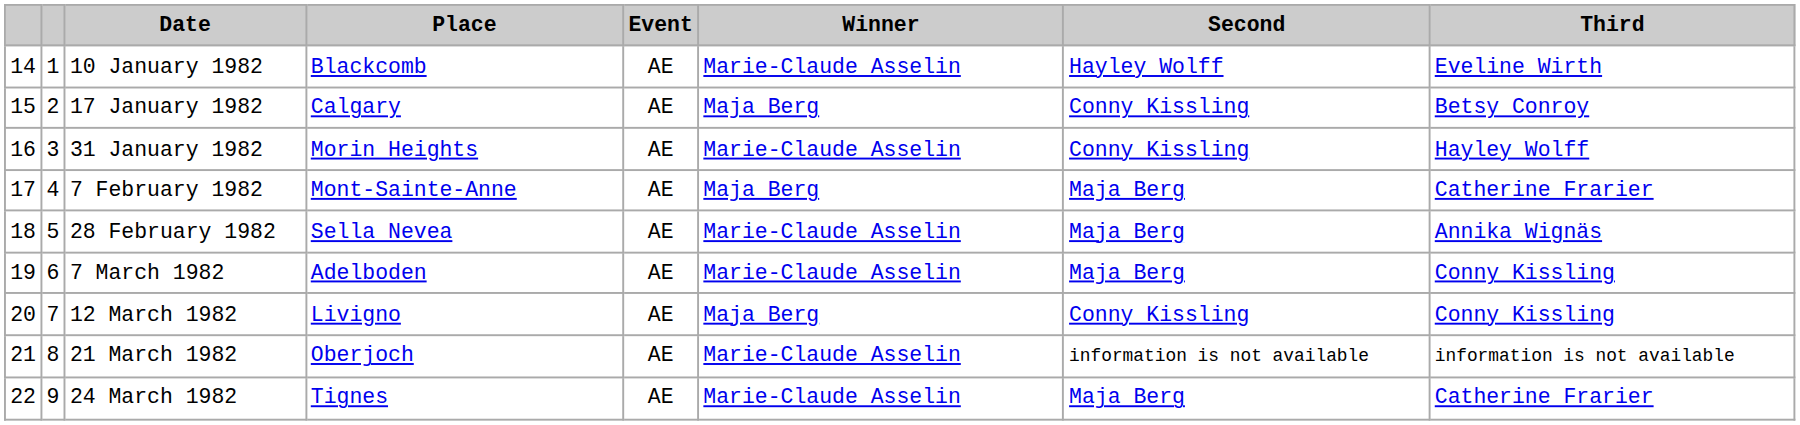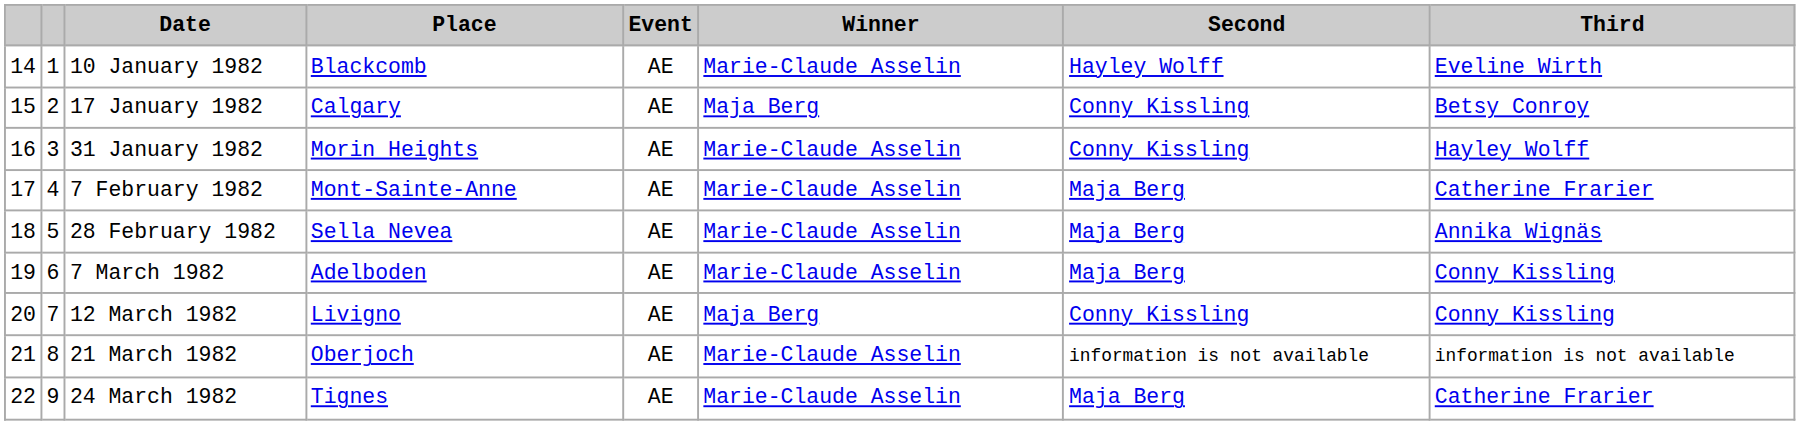(761, 191) Maja Berg -> (832, 191) Marie-Claude Asselin
